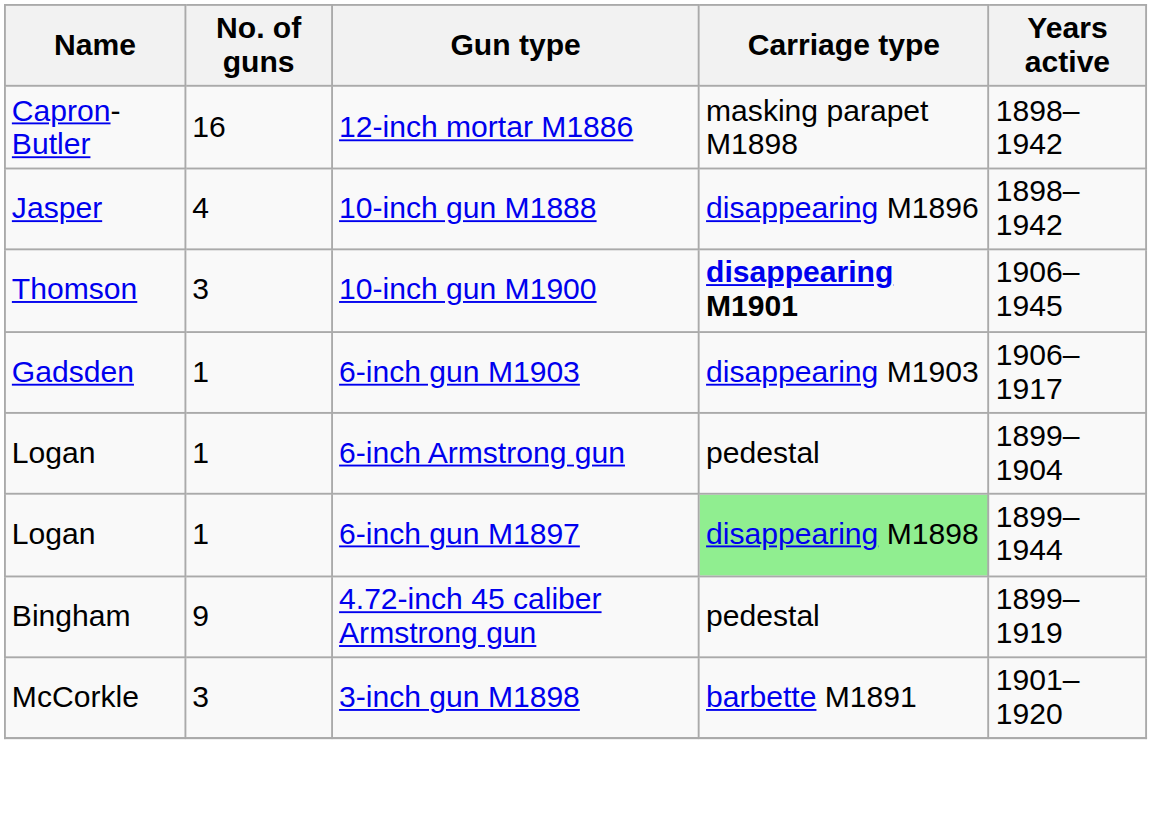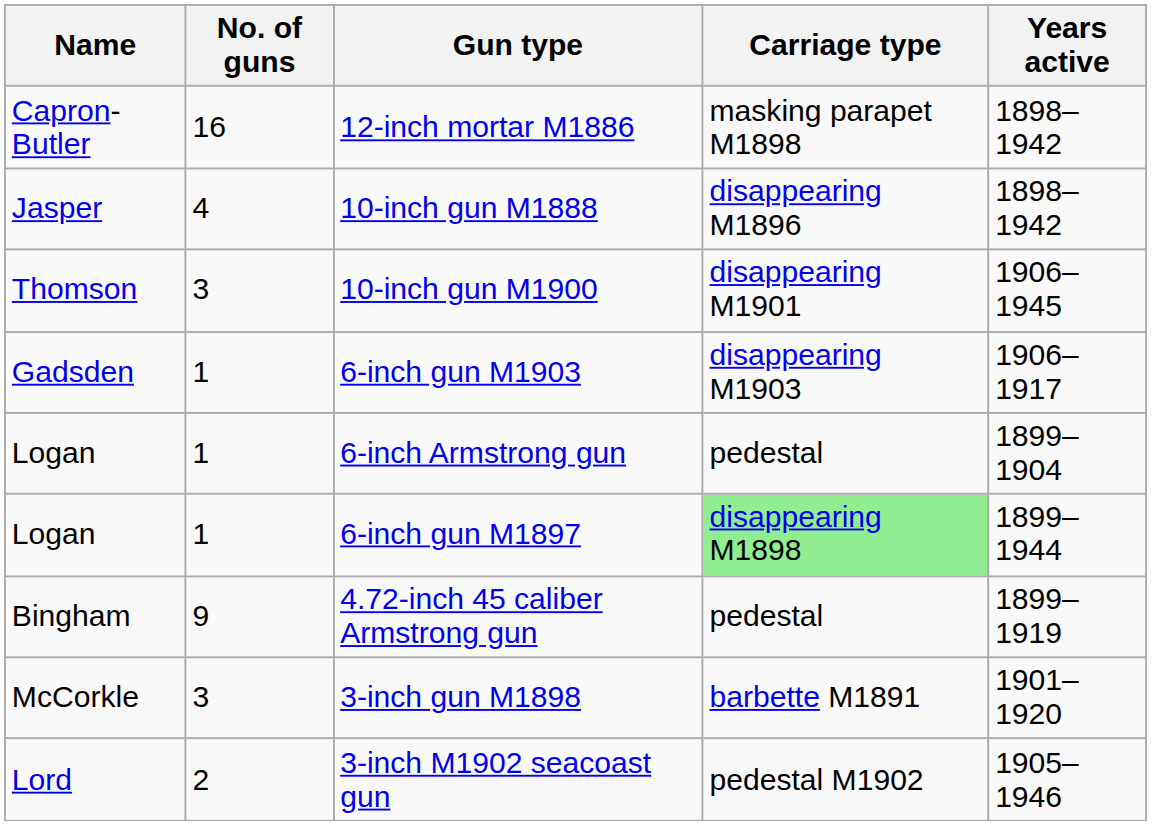(800, 289) bold -> (796, 289) normal
+ row: (496, 779)
